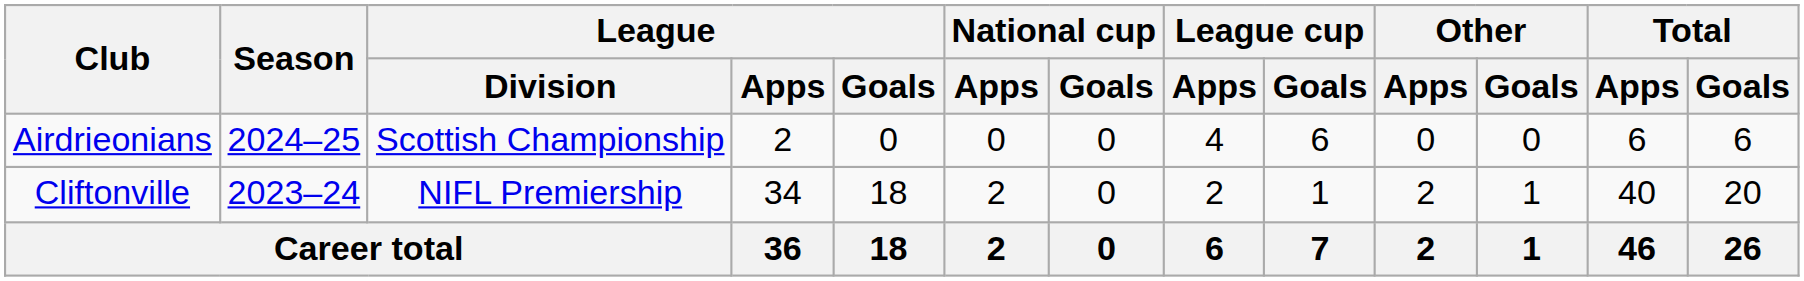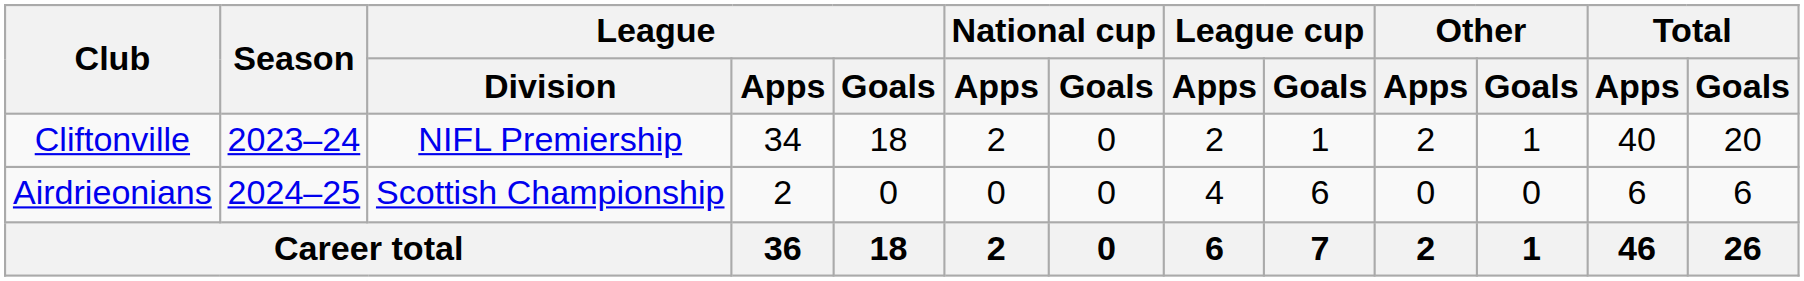rows swapped: (112, 193) <-> (112, 139)
